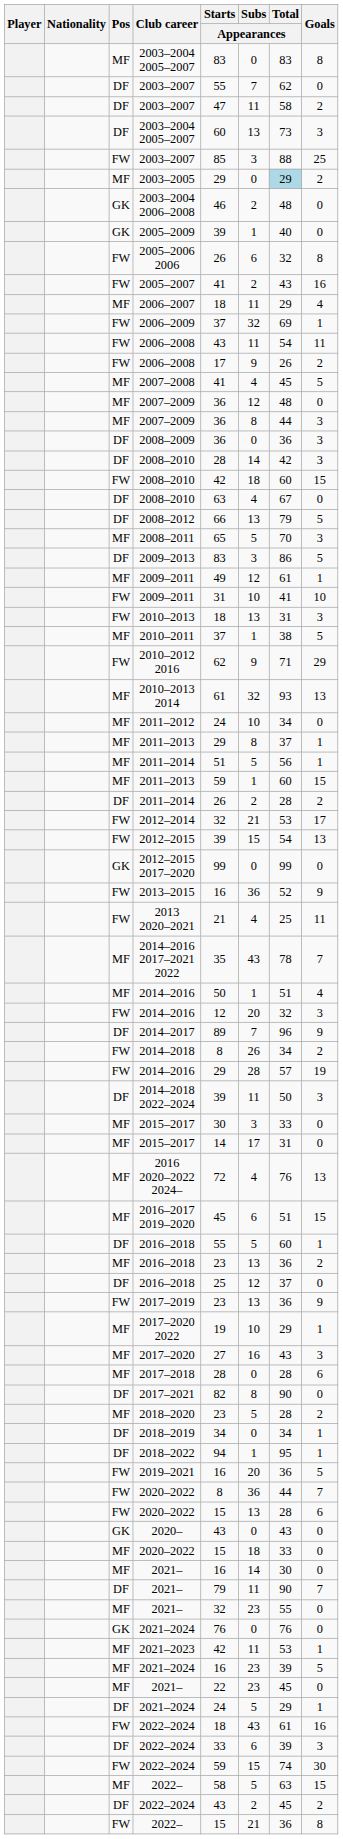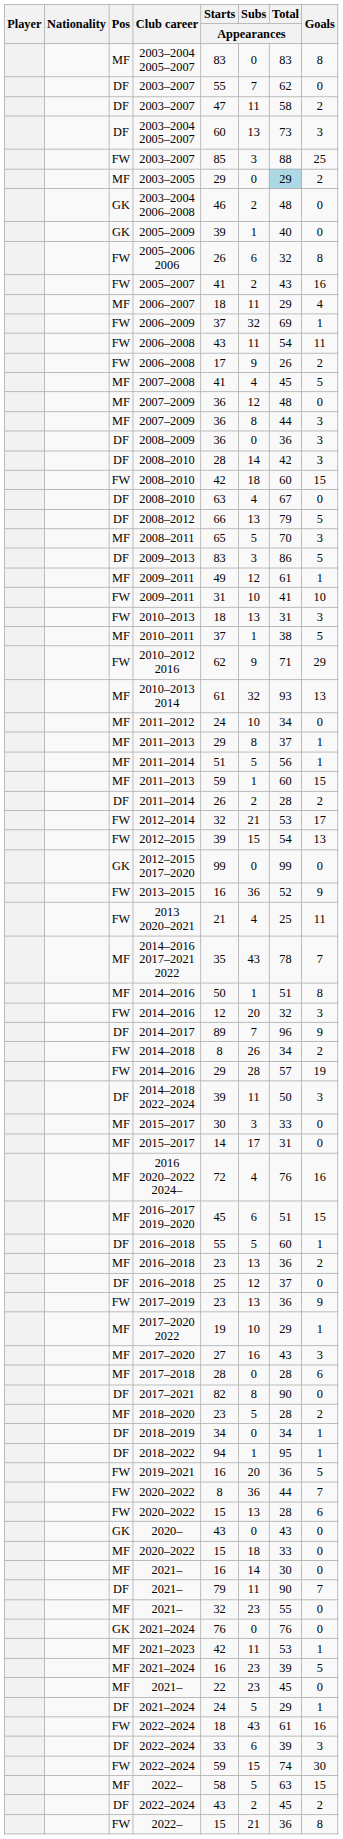(320, 993) 4 -> (320, 993) 8
(320, 1177) 13 -> (320, 1177) 16
